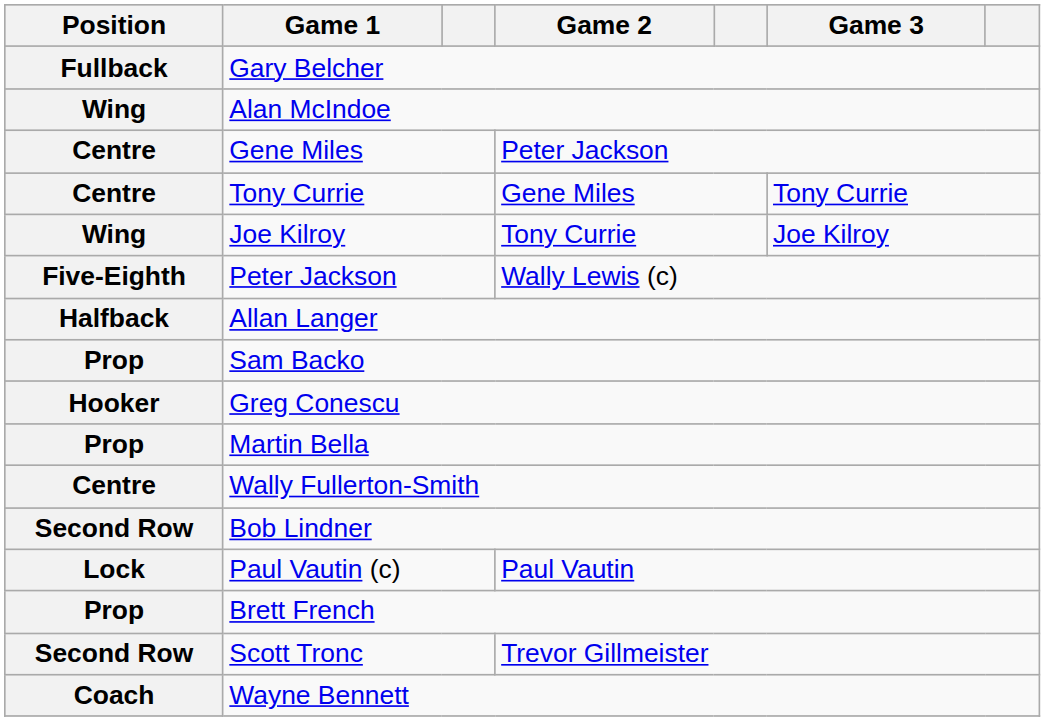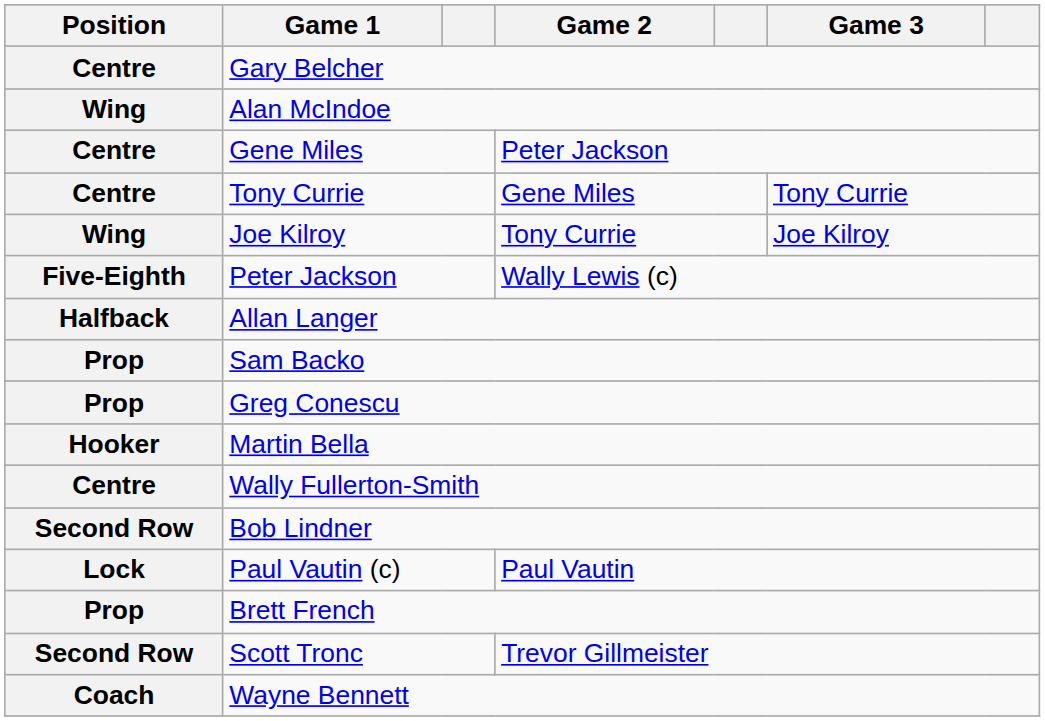(114, 67) Fullback -> (114, 67) Centre
(114, 402) Hooker -> (114, 402) Prop
(114, 444) Prop -> (114, 444) Hooker
